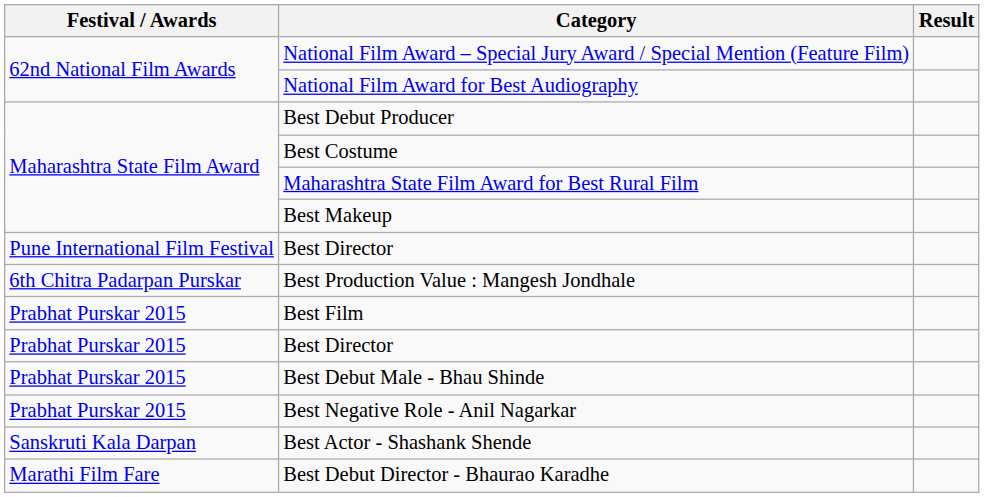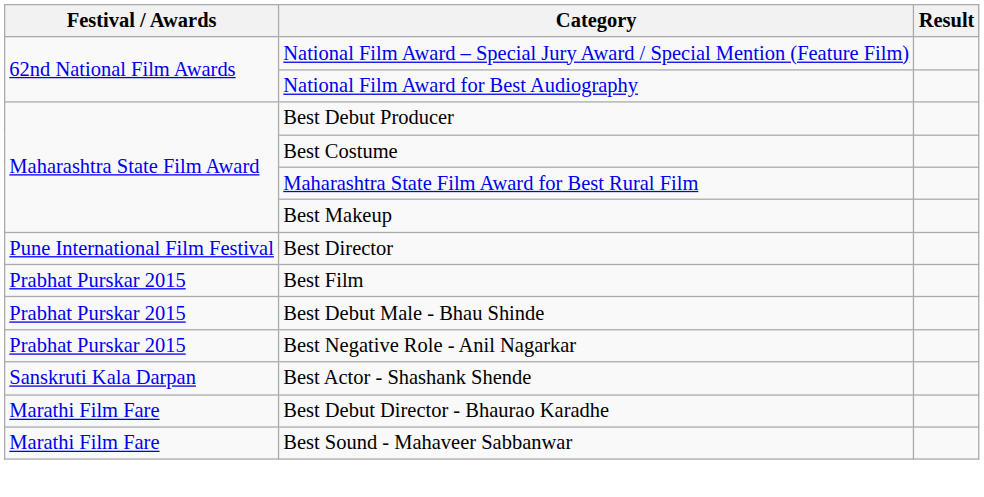- row: (125, 280)
- row: (98, 345)
+ row: (84, 442)
